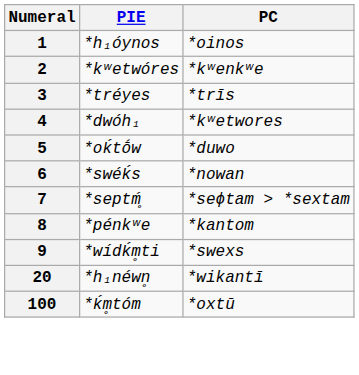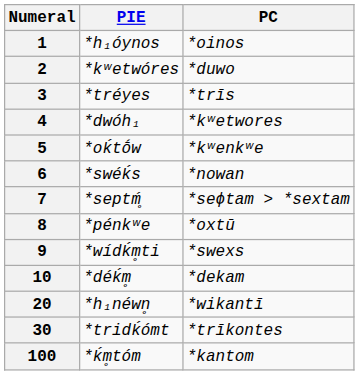(225, 70) *kʷenkʷe -> (211, 70) *duwo
(211, 148) *duwo -> (225, 148) *kʷenkʷe
(220, 226) *kantom -> (211, 226) *oxtū
+ row: (42, 278)
+ row: (42, 330)
(211, 304) *oxtū -> (220, 356) *kantom
